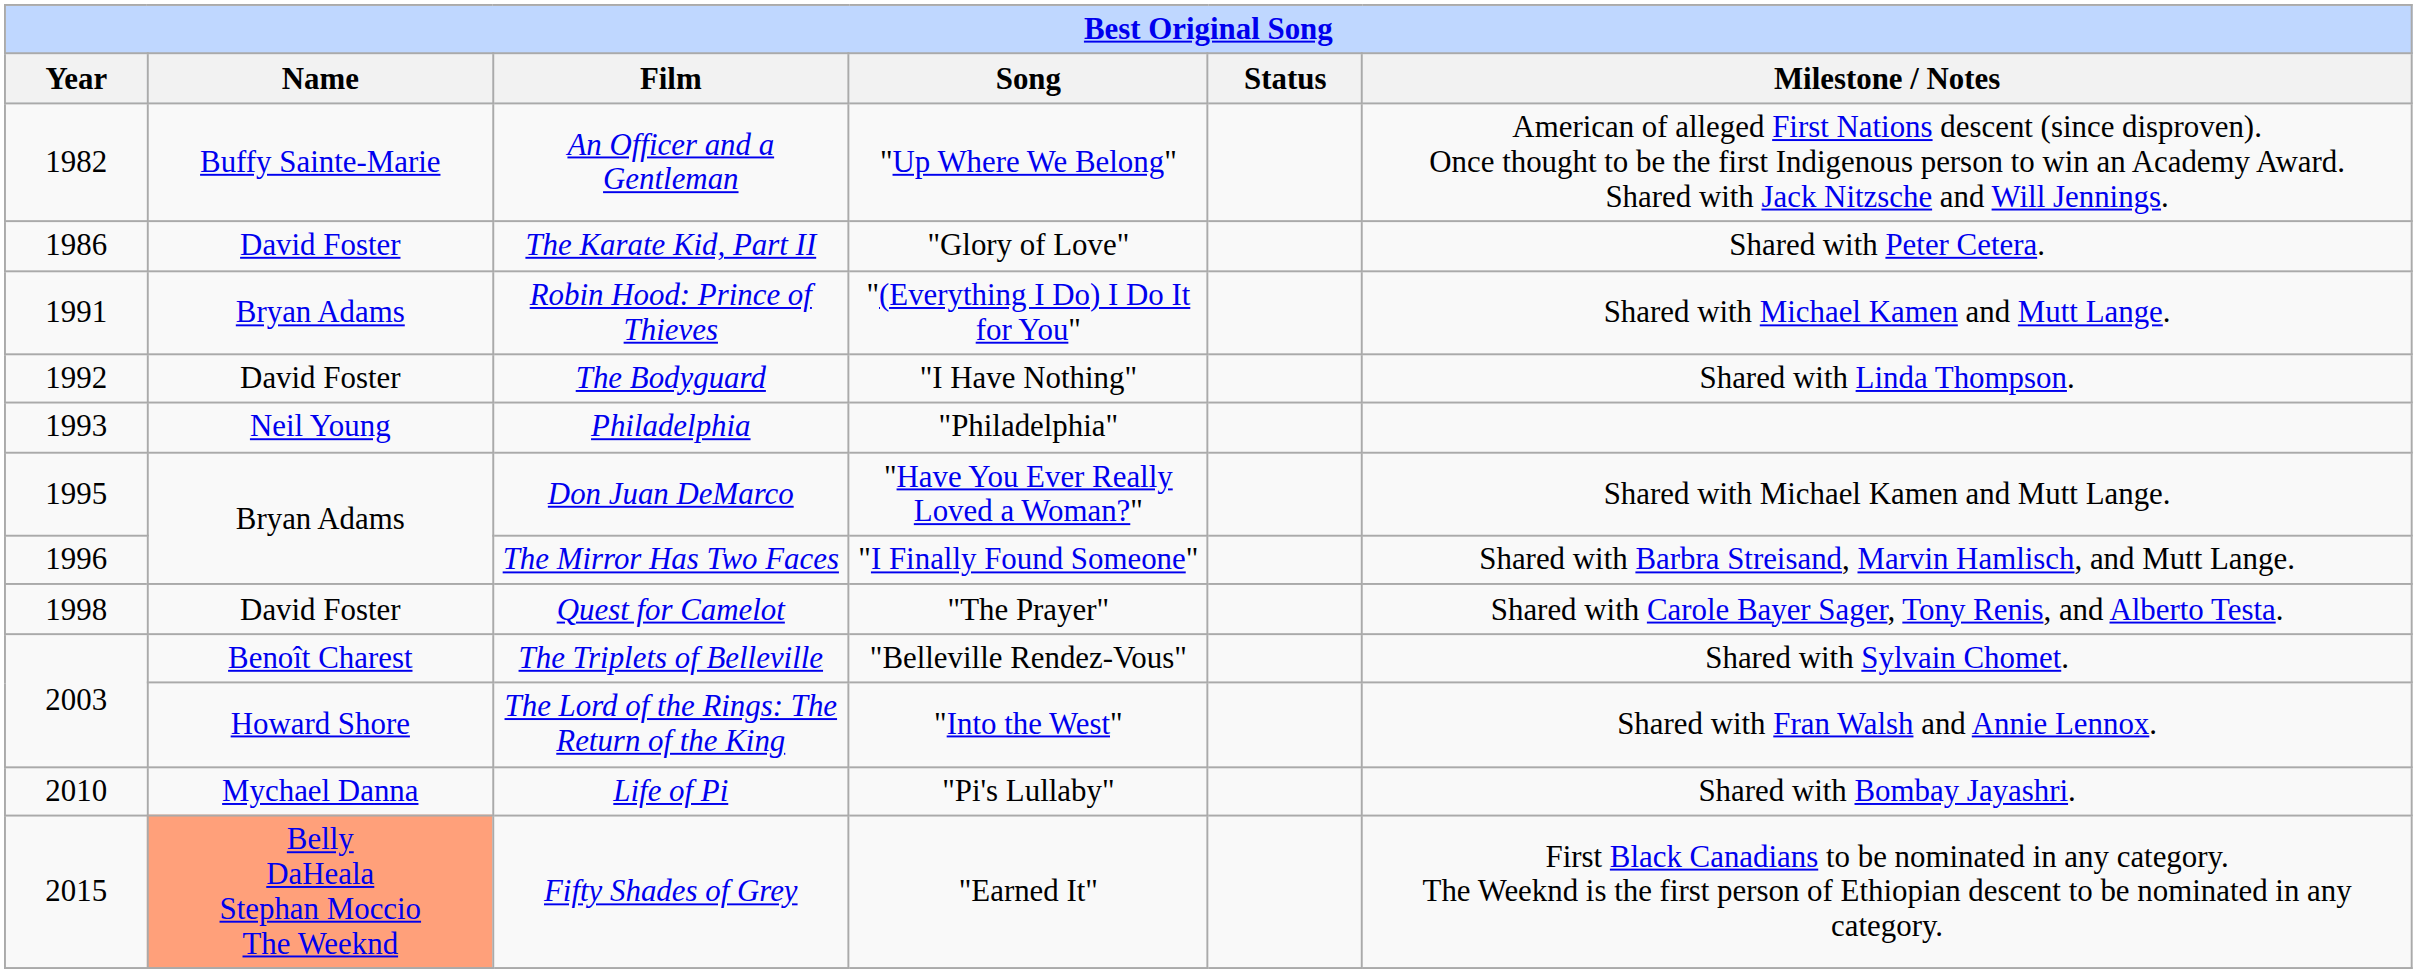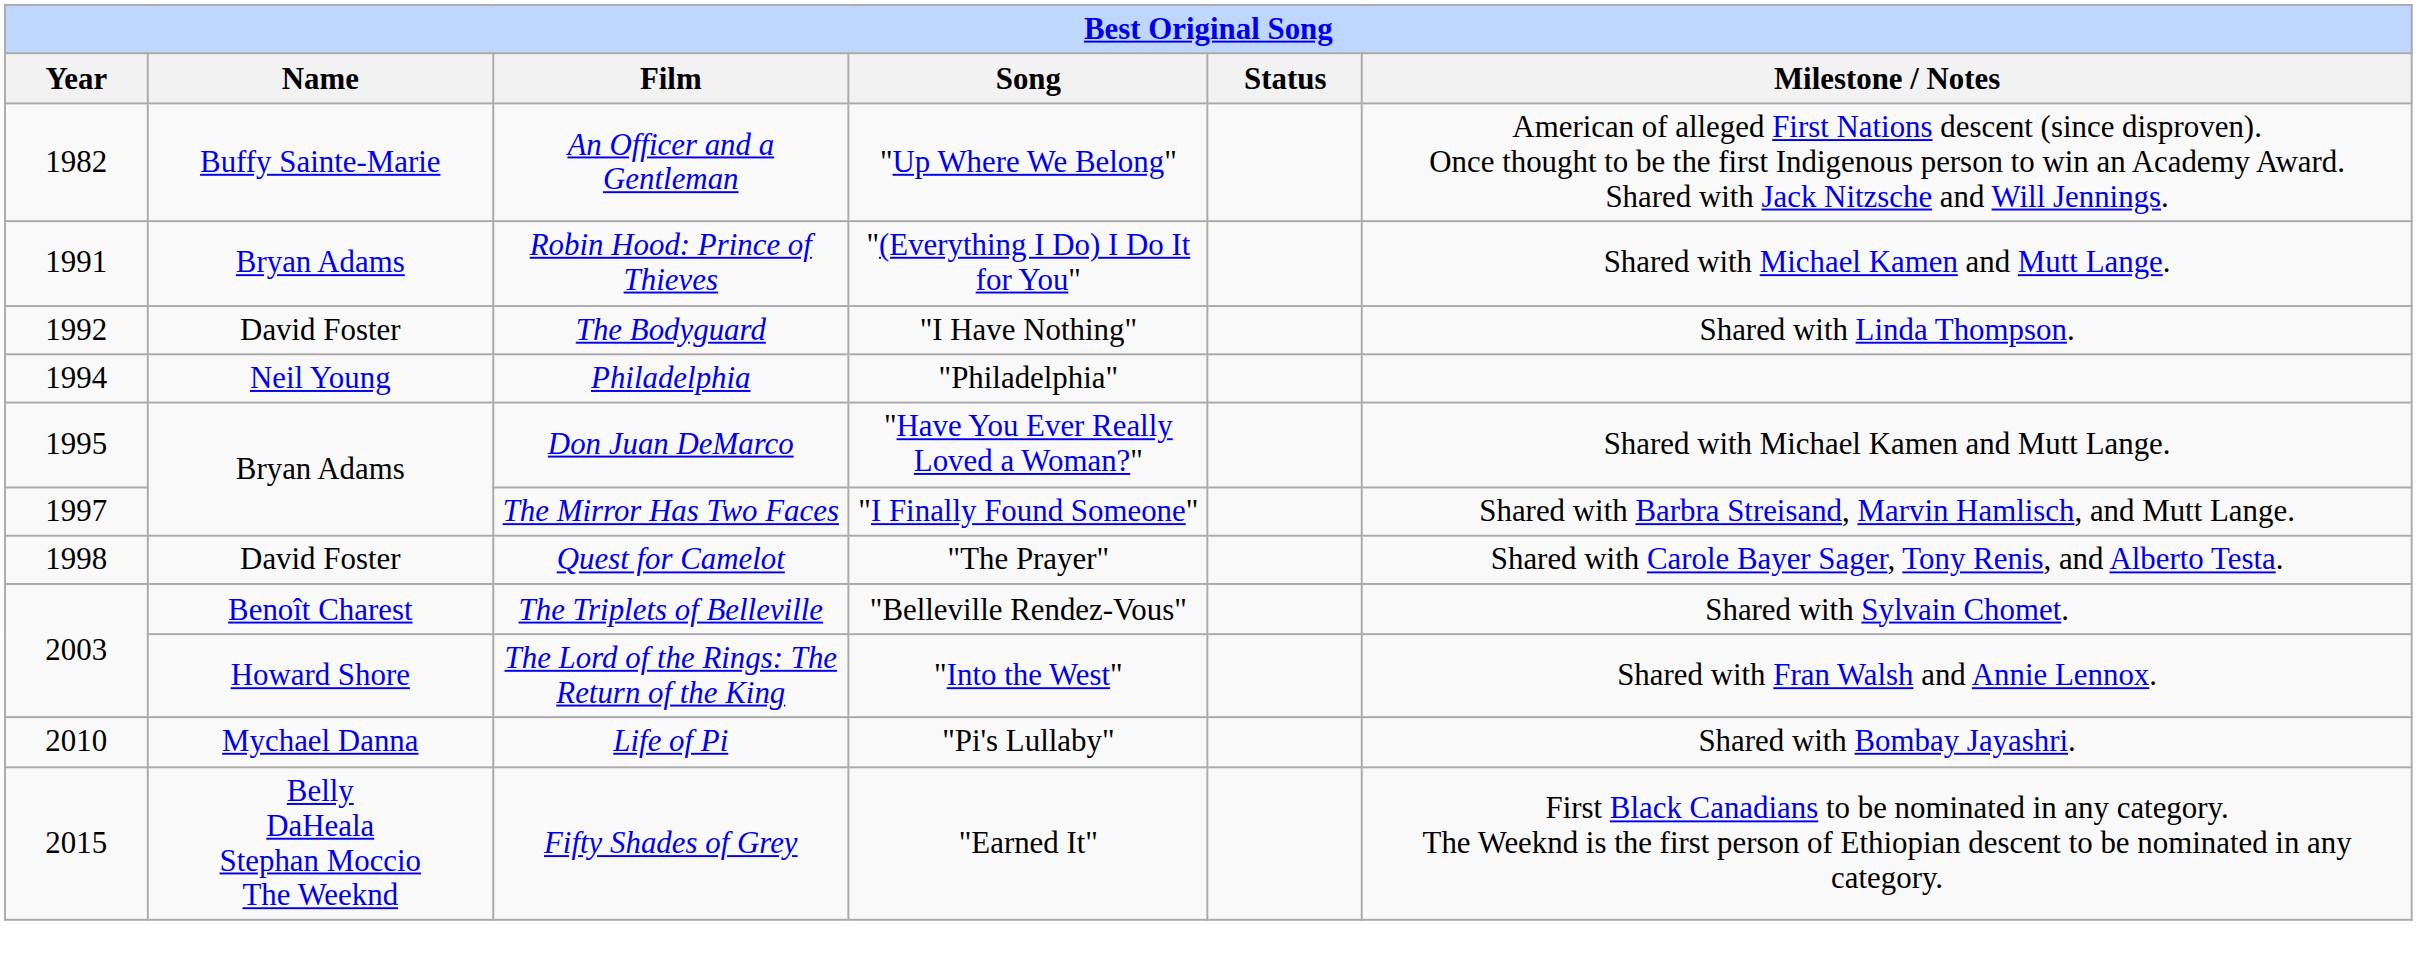- row: (671, 245)
(76, 427) 1993 -> (76, 378) 1994
(76, 559) 1996 -> (76, 510) 1997
(320, 891) lightsalmon background -> (320, 842) no background
